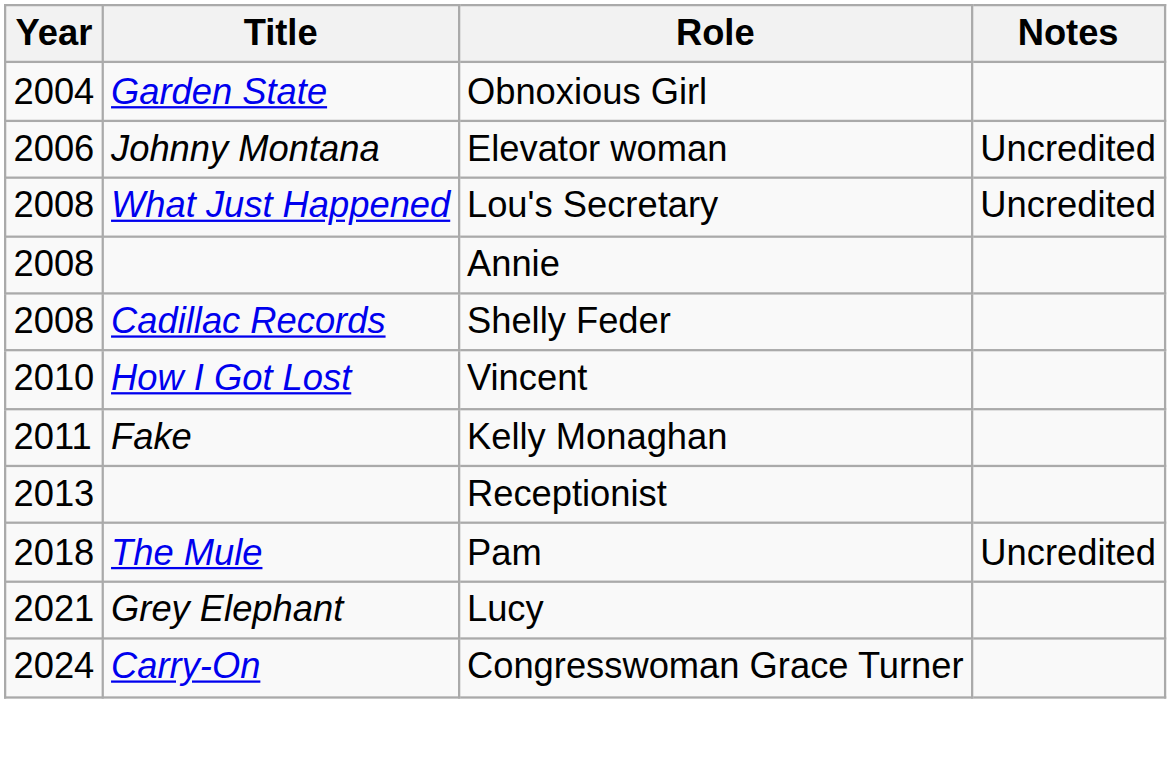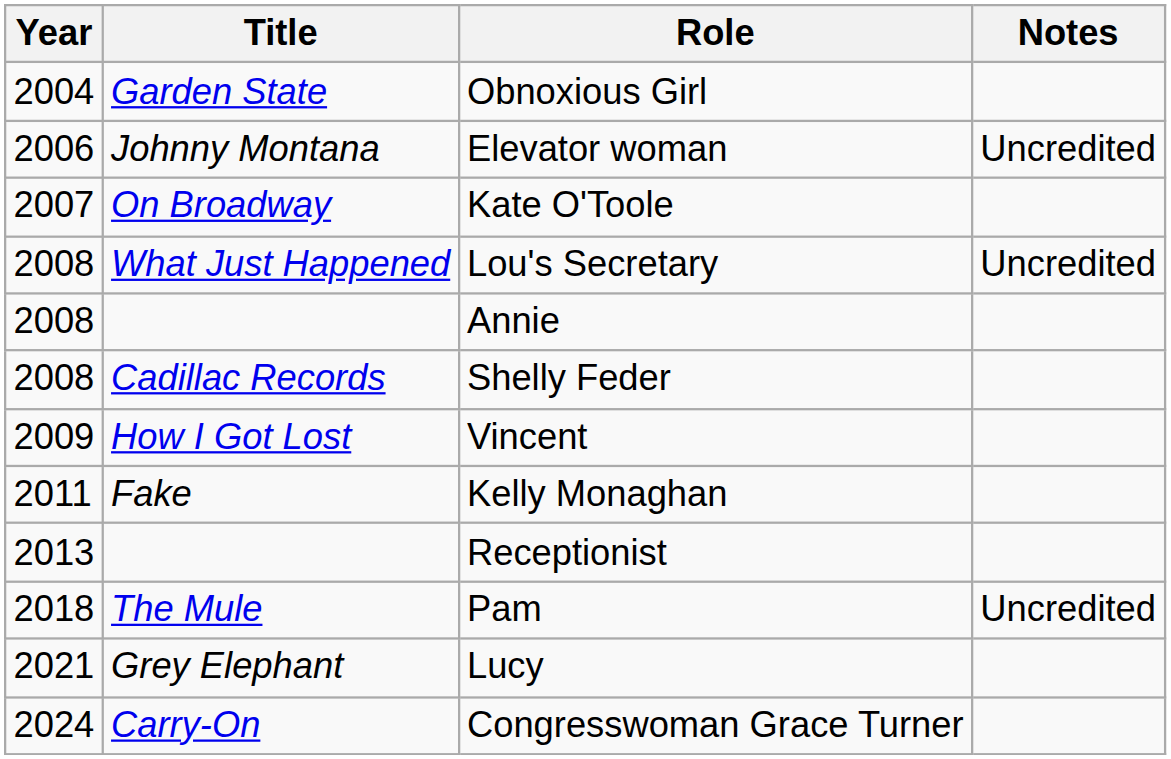+ row: (570, 206)
(54, 378) 2010 -> (54, 436) 2009
